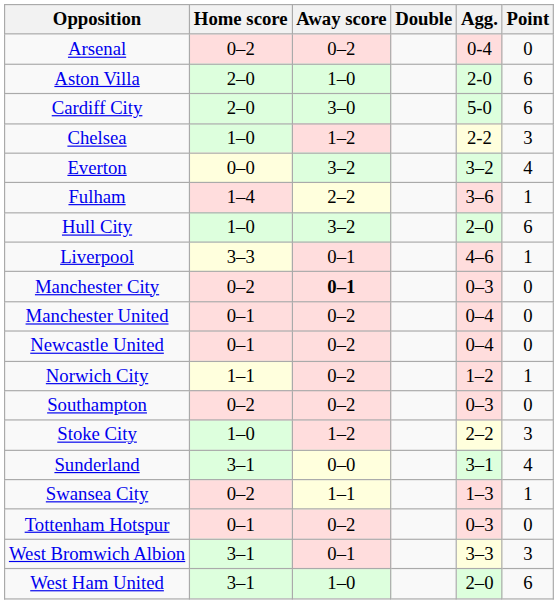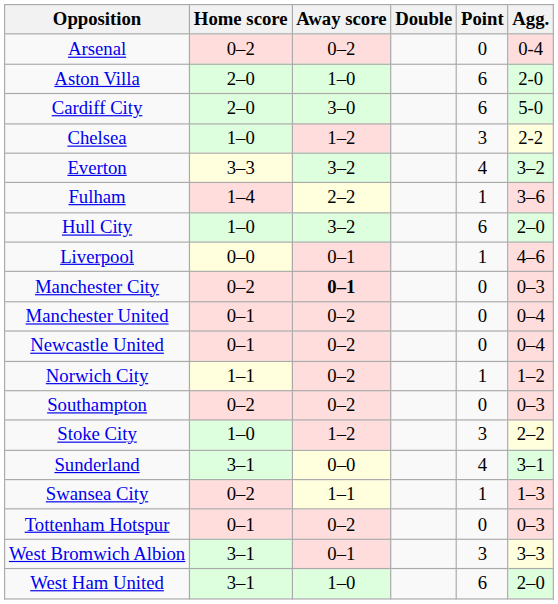columns swapped: (528, 19) <-> (479, 19)
(241, 167) 0–0 -> (241, 167) 3–3
(241, 256) 3–3 -> (241, 256) 0–0
